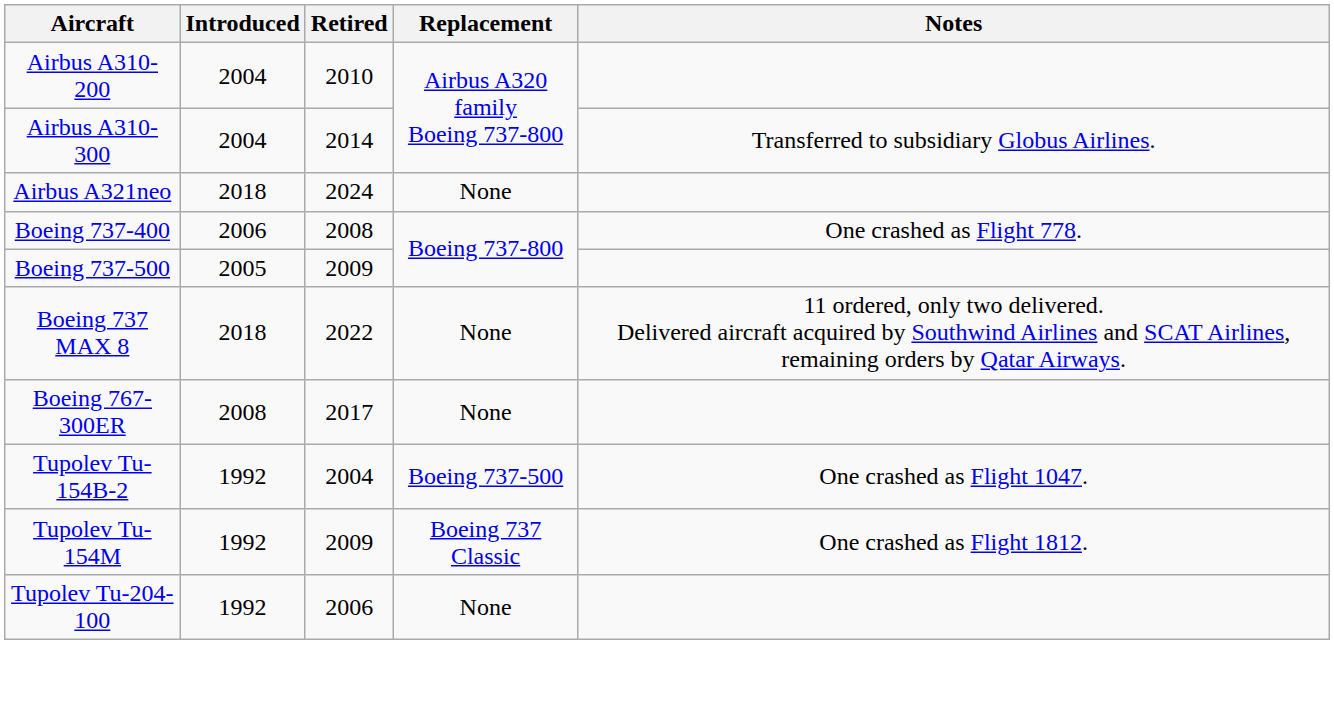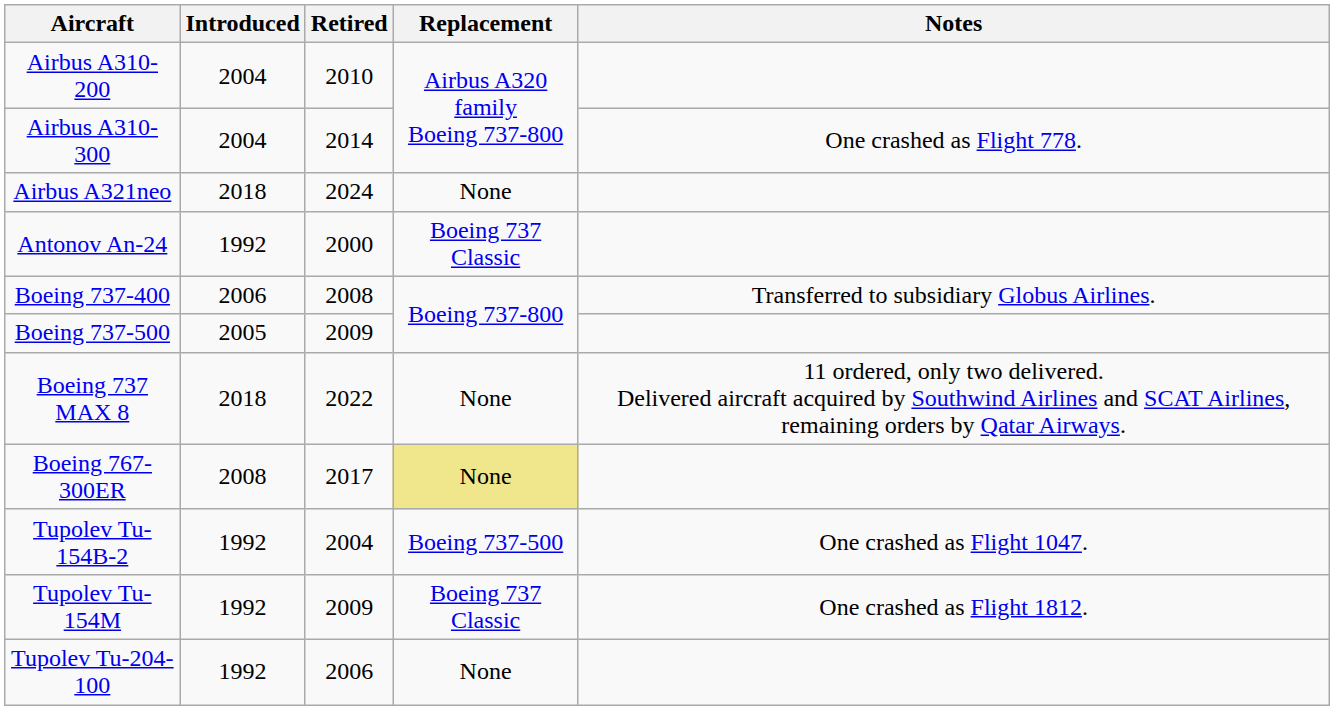(954, 140) Transferred to subsidiary Globus Airlines. -> (954, 140) One crashed as Flight 778.
+ row: (92, 243)
(954, 229) One crashed as Flight 778. -> (954, 294) Transferred to subsidiary Globus Airlines.
(486, 411) no background -> (486, 476) khaki background
